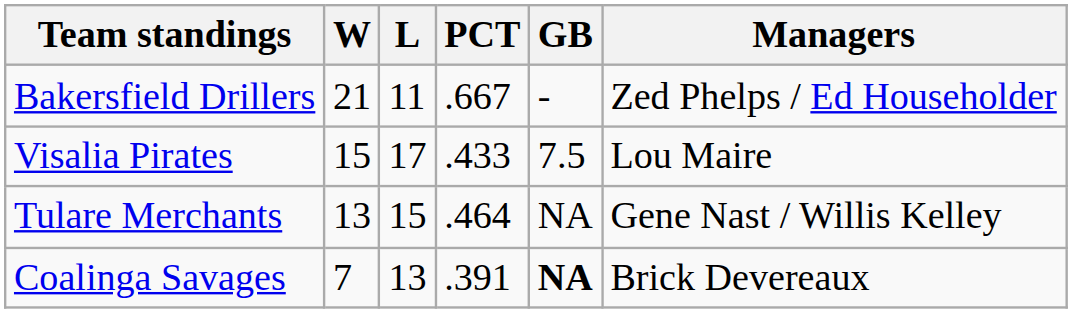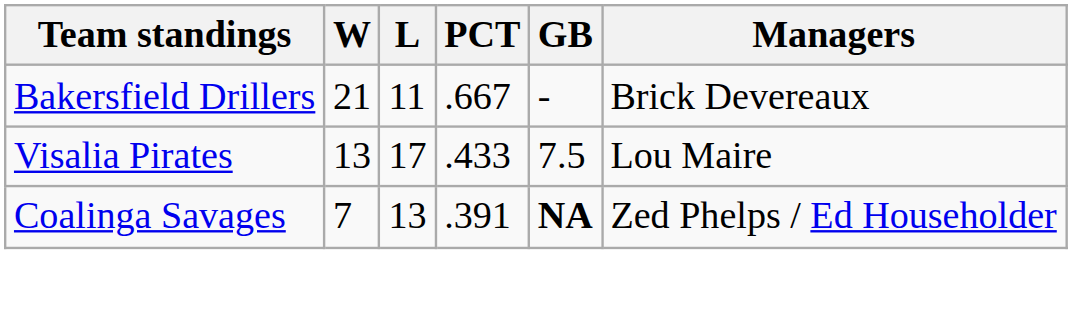(834, 95) Zed Phelps / Ed Householder -> (740, 95) Brick Devereaux
(352, 155) 15 -> (352, 155) 13
- row: (148, 215)
(740, 276) Brick Devereaux -> (834, 215) Zed Phelps / Ed Householder
